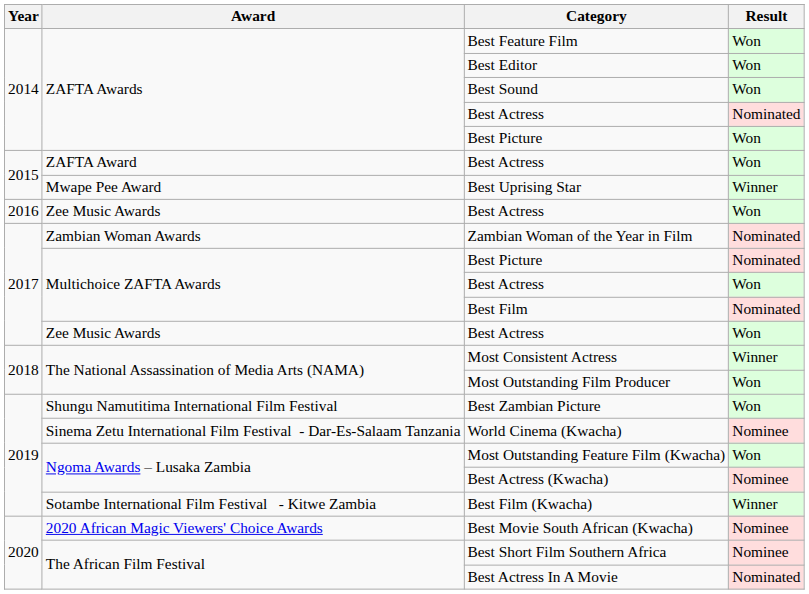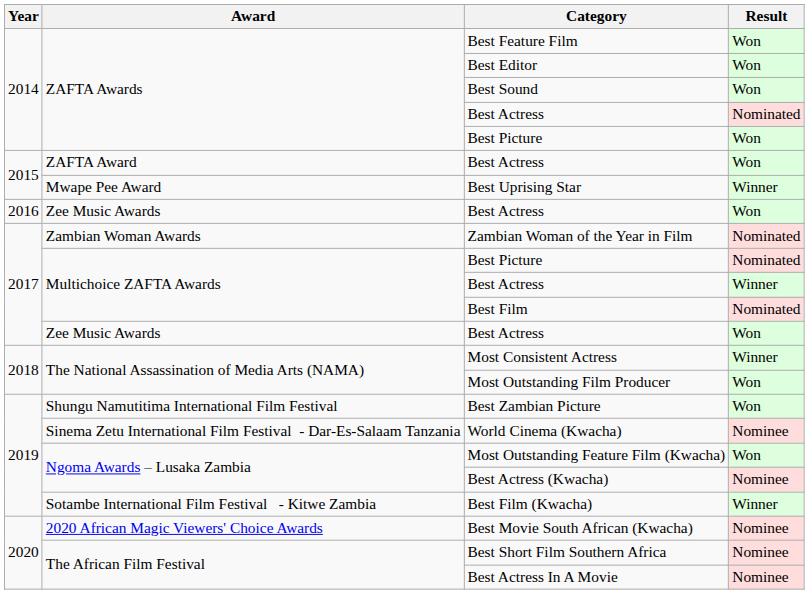(747, 284) Won -> (755, 284) Winner
(766, 576) Nominated -> (760, 576) Nominee
